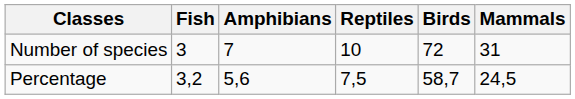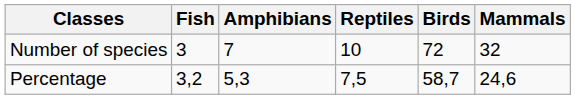(490, 49) 31 -> (490, 49) 32
(237, 79) 5,6 -> (237, 79) 5,3
(498, 79) 24,5 -> (498, 79) 24,6
